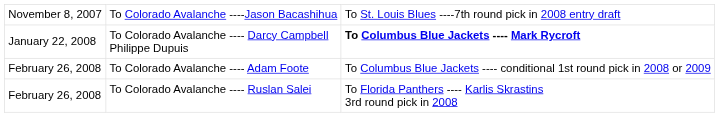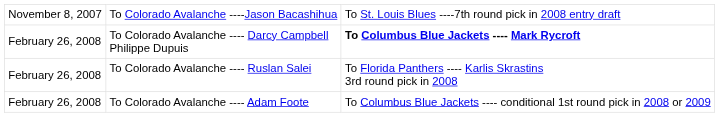(52, 41) January 22, 2008 -> (55, 41) February 26, 2008
rows swapped: (210, 89) <-> (209, 68)
